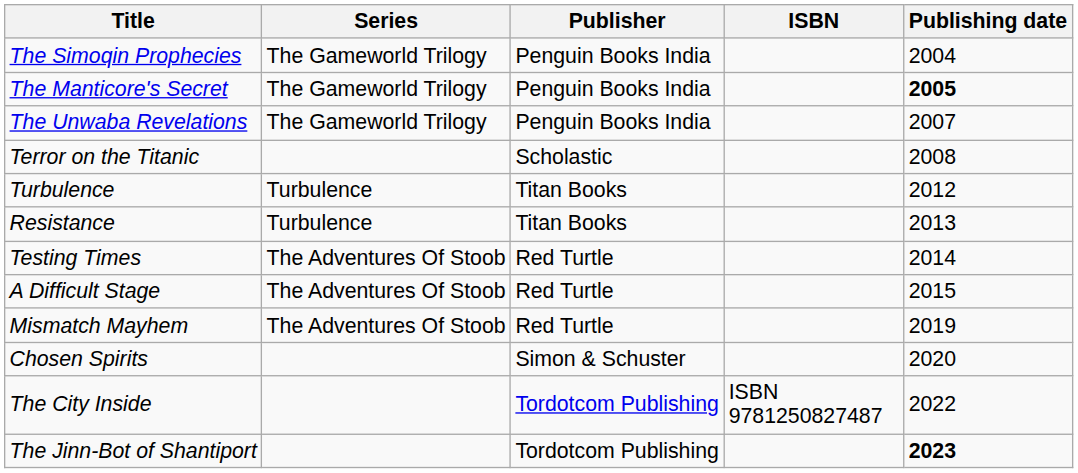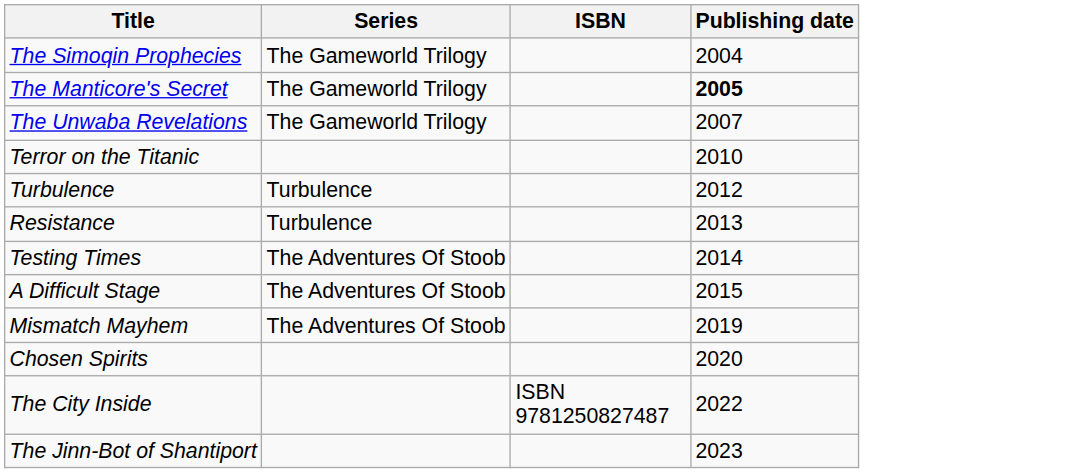- column: (617, 21)
(932, 156) 2008 -> (719, 156) 2010
(932, 450) bold -> (719, 450) normal
